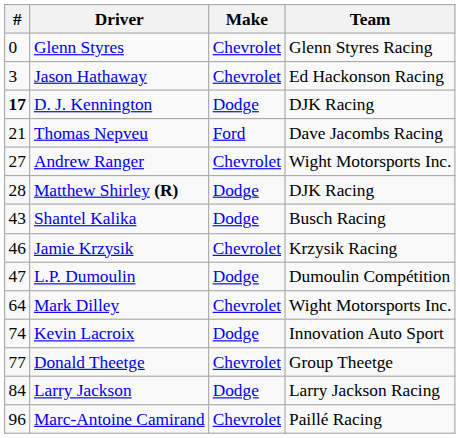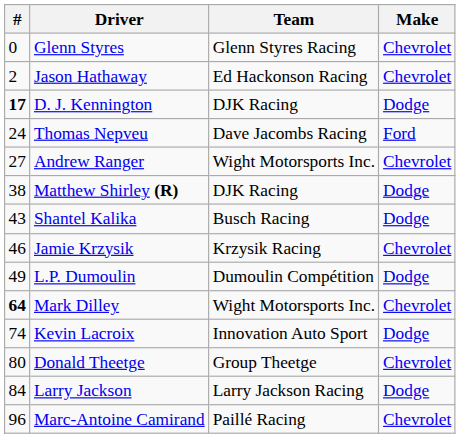columns swapped: (370, 18) <-> (247, 18)
(13, 76) 3 -> (13, 76) 2
(17, 133) 21 -> (17, 133) 24
(17, 190) 28 -> (17, 190) 38
(17, 276) 47 -> (17, 276) 49
(17, 304) normal -> (17, 304) bold
(17, 361) 77 -> (17, 361) 80
